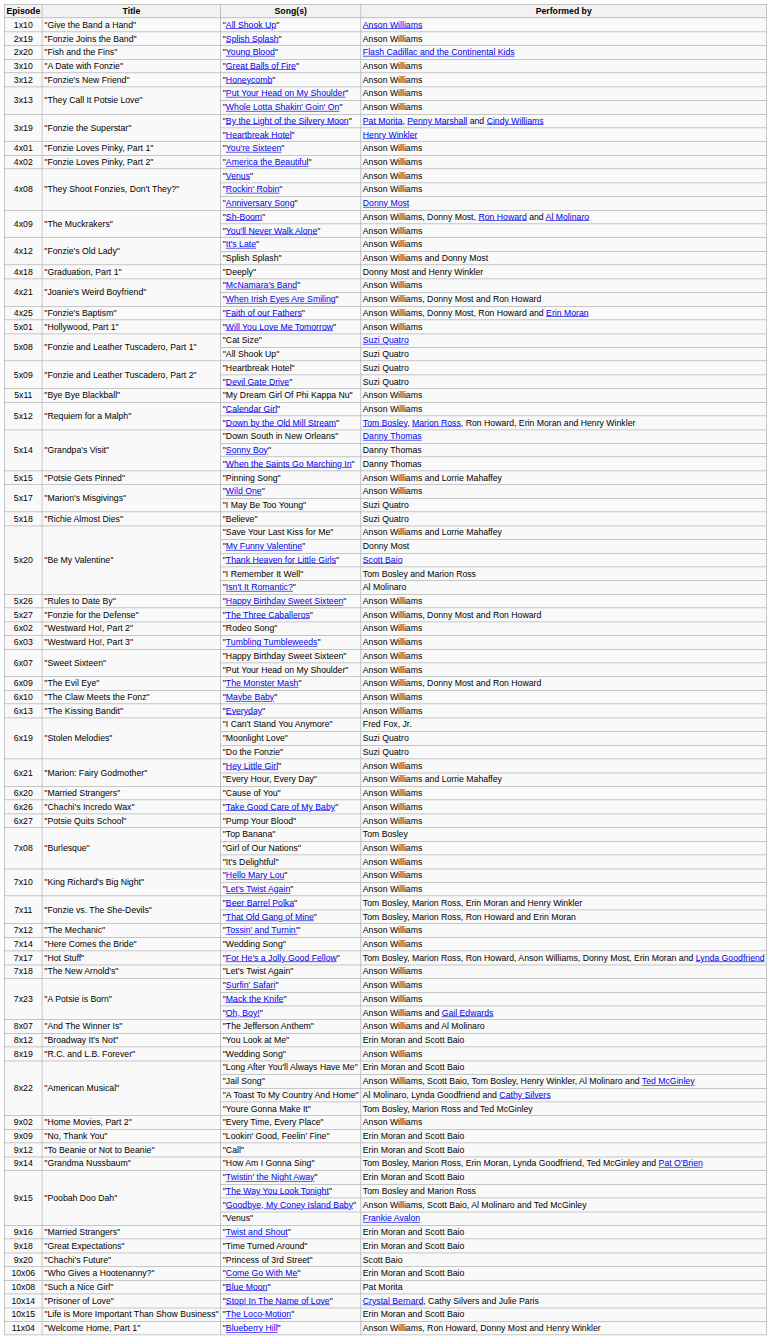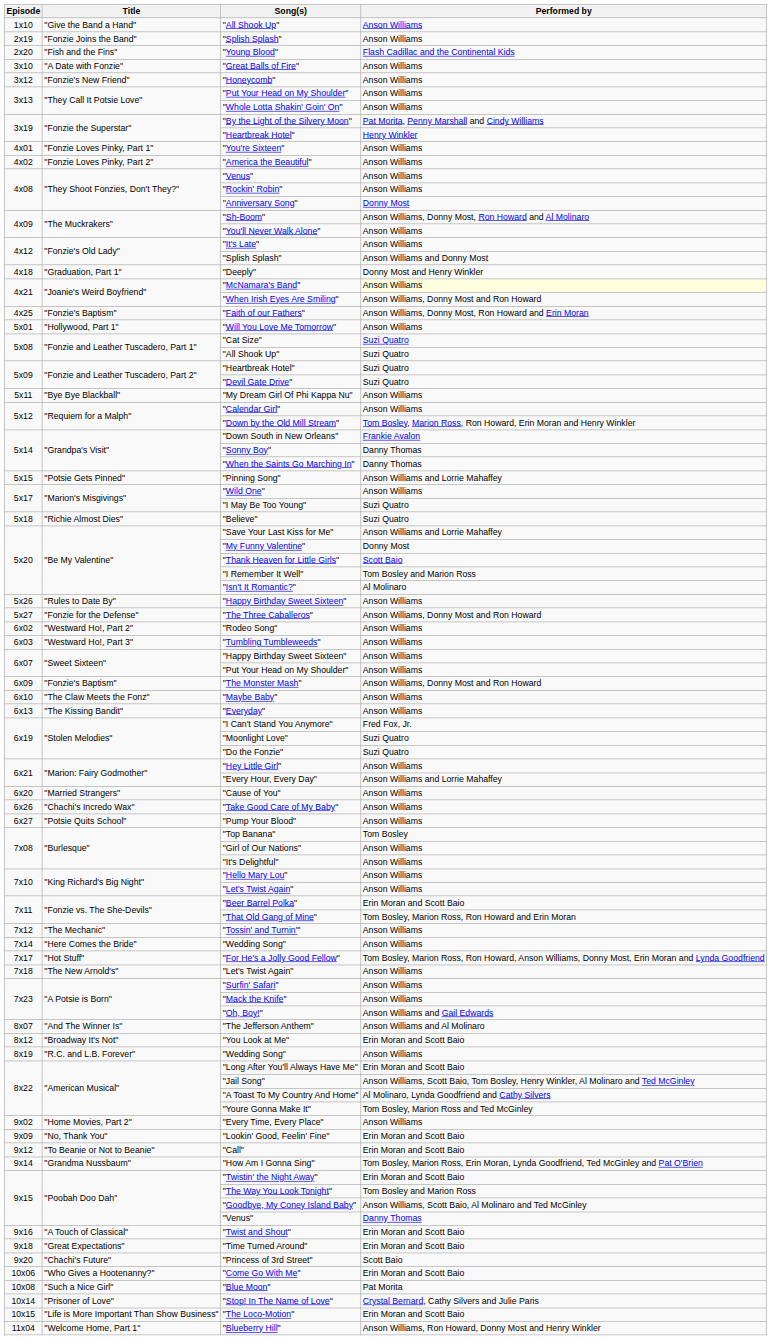(393, 285) no background -> (393, 285) lightyellow background
(392, 436) Danny Thomas -> (392, 436) Frankie Avalon
(72, 683) "The Evil Eye" -> (80, 683) "Fonzie's Baptism"
(472, 903) Tom Bosley, Marion Ross, Erin Moran and Henry Winkler -> (414, 903) Erin Moran and Scott Baio
(392, 1218) Frankie Avalon -> (392, 1218) Danny Thomas
(82, 1232) "Married Strangers" -> (86, 1232) "A Touch of Classical"
